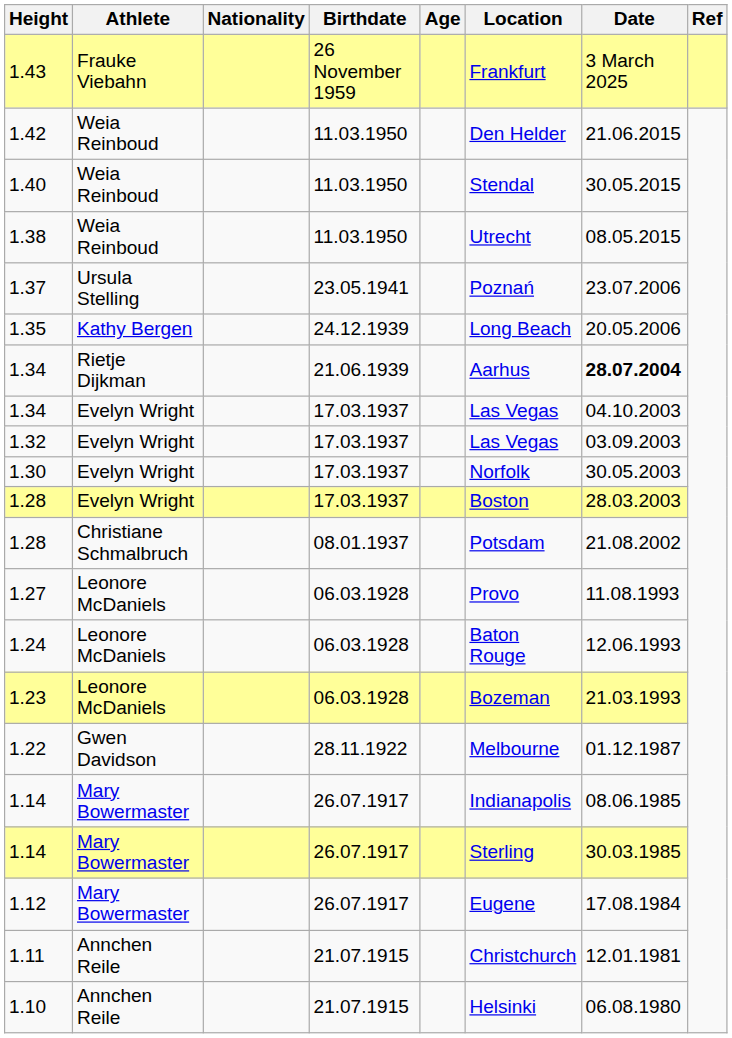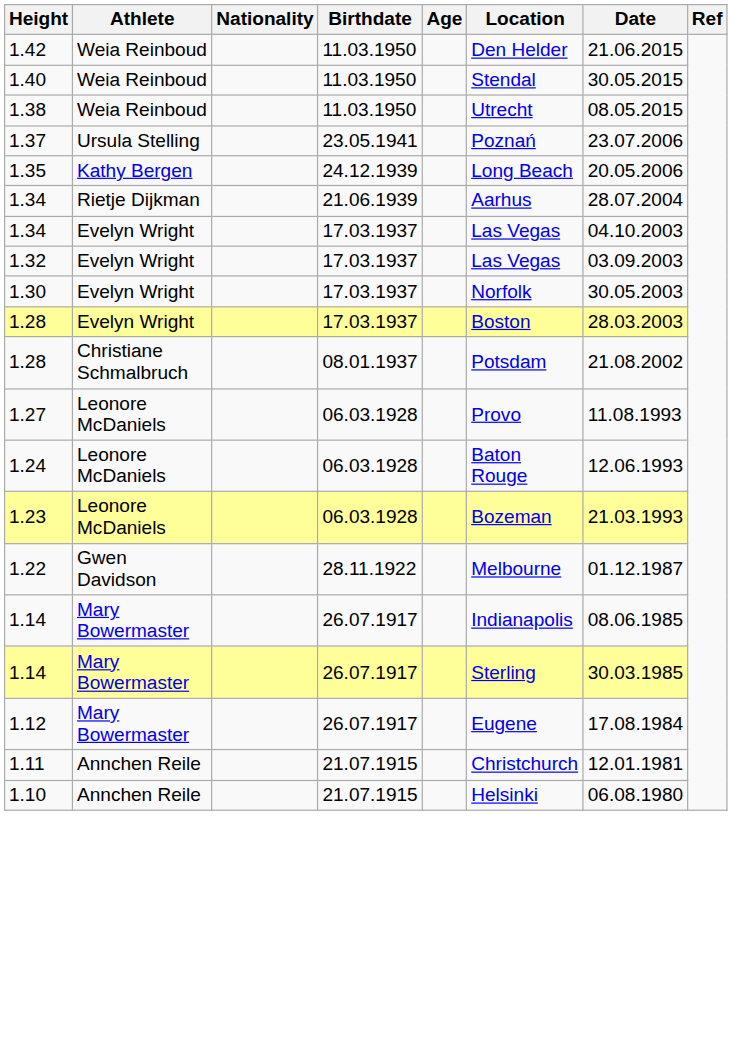- row: (28, 71)
(633, 370) bold -> (635, 200) normal
